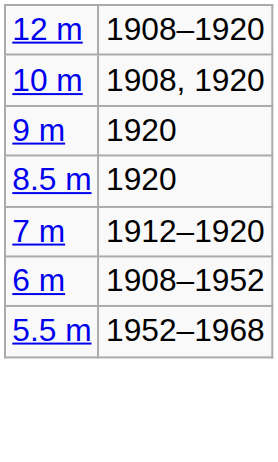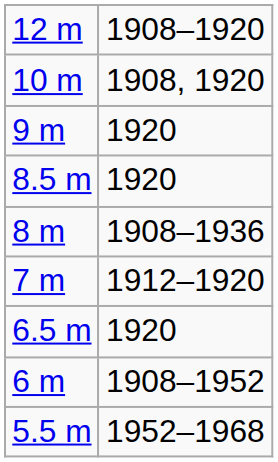+ row: (39, 230)
+ row: (52, 331)
